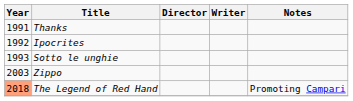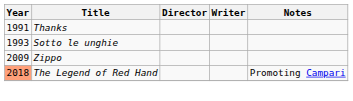- row: (59, 42)
(18, 73) 2003 -> (18, 58) 2009
